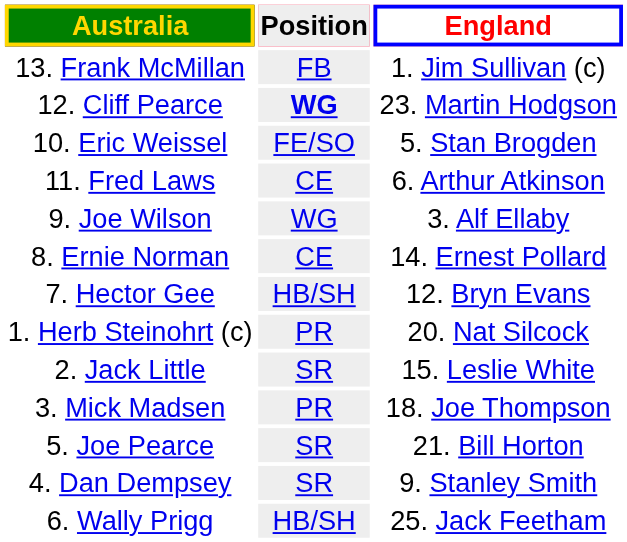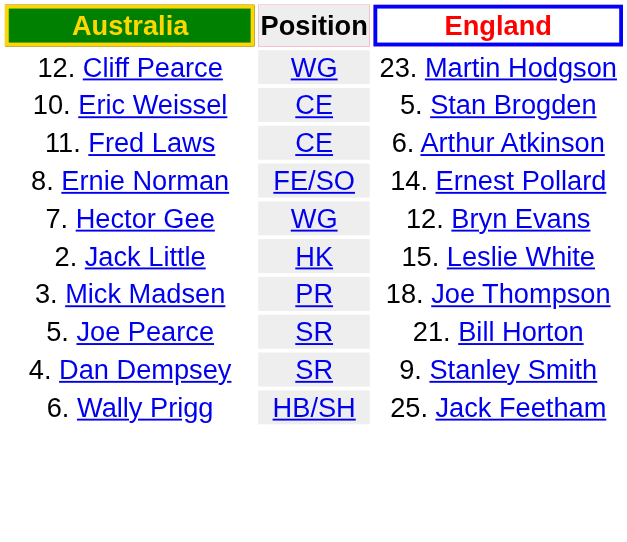- row: (130, 67)
(314, 105) bold -> (314, 67) normal
(314, 143) FE/SO -> (314, 105) CE
- row: (130, 218)
(314, 256) CE -> (314, 181) FE/SO
(314, 294) HB/SH -> (314, 218) WG
- row: (130, 332)
(314, 370) SR -> (314, 256) HK
